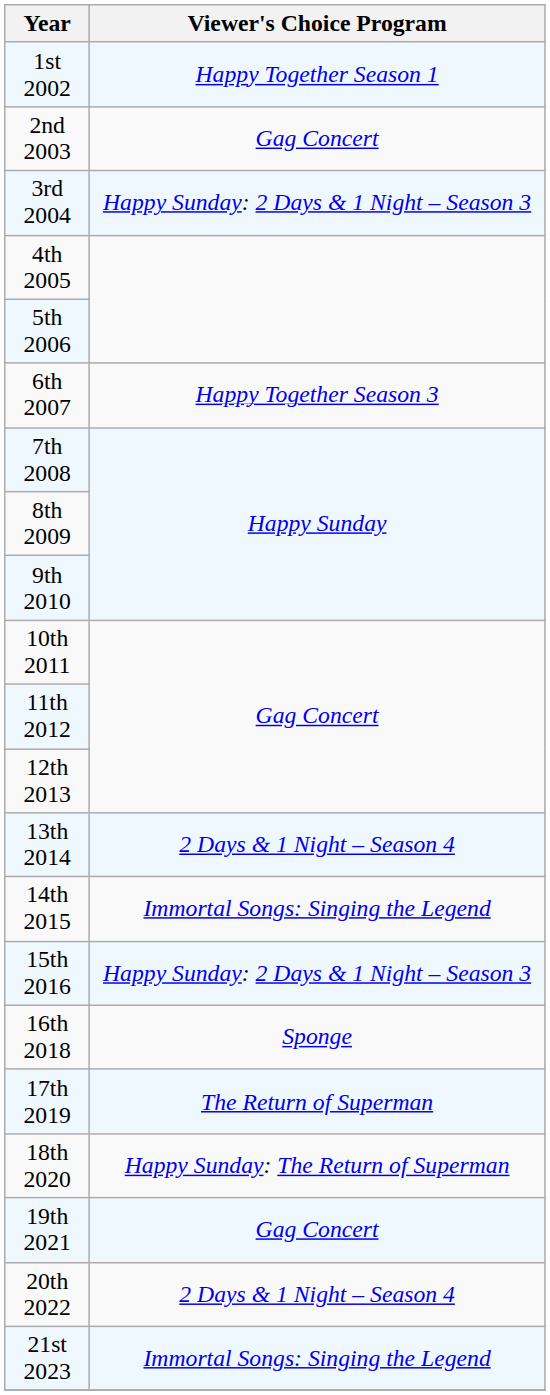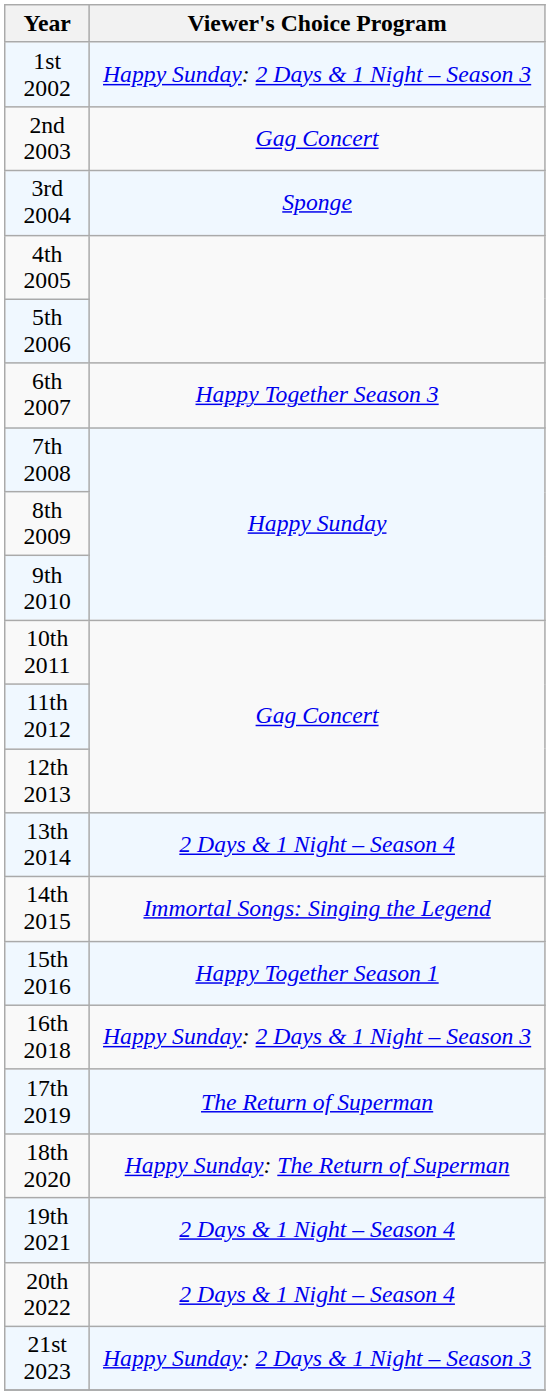(317, 74) Happy Together Season 1 -> (317, 74) Happy Sunday: 2 Days & 1 Night – Season 3
(317, 202) Happy Sunday: 2 Days & 1 Night – Season 3 -> (317, 202) Sponge
(317, 972) Happy Sunday: 2 Days & 1 Night – Season 3 -> (317, 972) Happy Together Season 1
(317, 1037) Sponge -> (317, 1037) Happy Sunday: 2 Days & 1 Night – Season 3
(317, 1229) Gag Concert -> (317, 1229) 2 Days & 1 Night – Season 4
(317, 1358) Immortal Songs: Singing the Legend -> (317, 1358) Happy Sunday: 2 Days & 1 Night – Season 3
